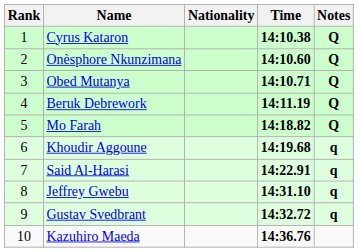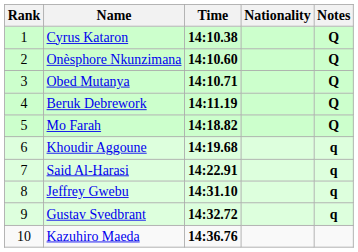columns swapped: (221, 15) <-> (286, 15)
